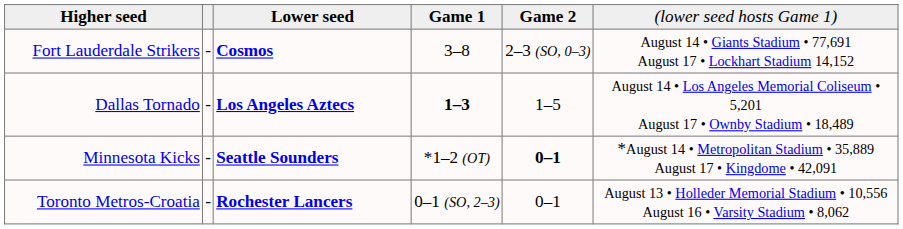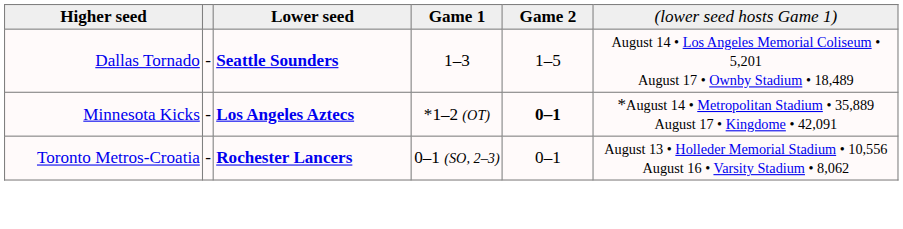- row: (116, 51)
(285, 104) Los Angeles Aztecs -> (277, 60) Seattle Sounders
(457, 104) bold -> (457, 60) normal
(277, 158) Seattle Sounders -> (285, 114) Los Angeles Aztecs
